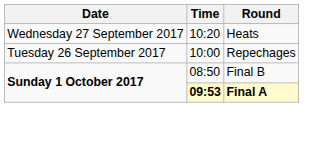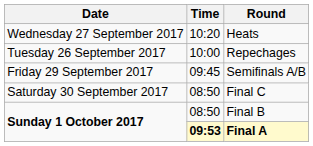+ row: (266, 72)
+ row: (246, 92)
